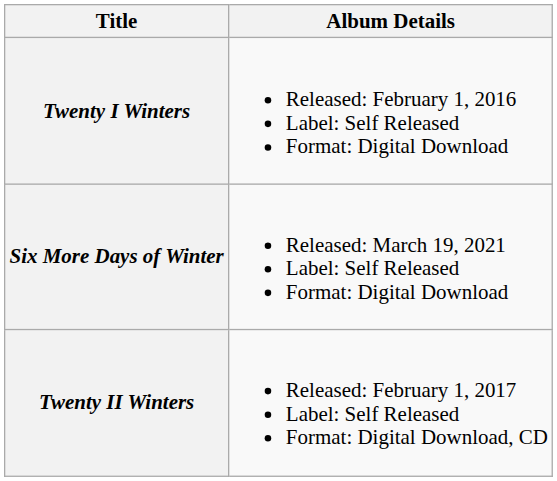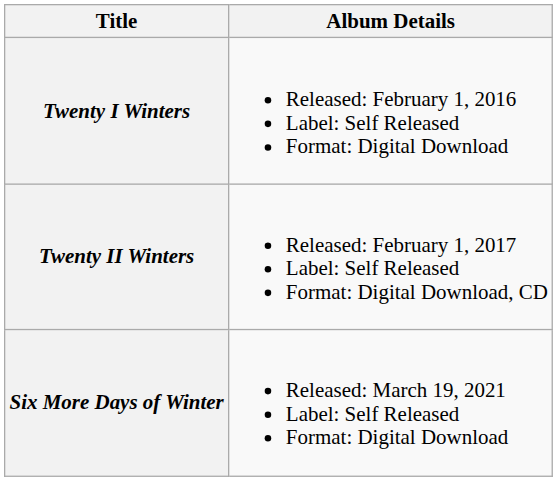rows swapped: (117, 402) <-> (117, 256)
